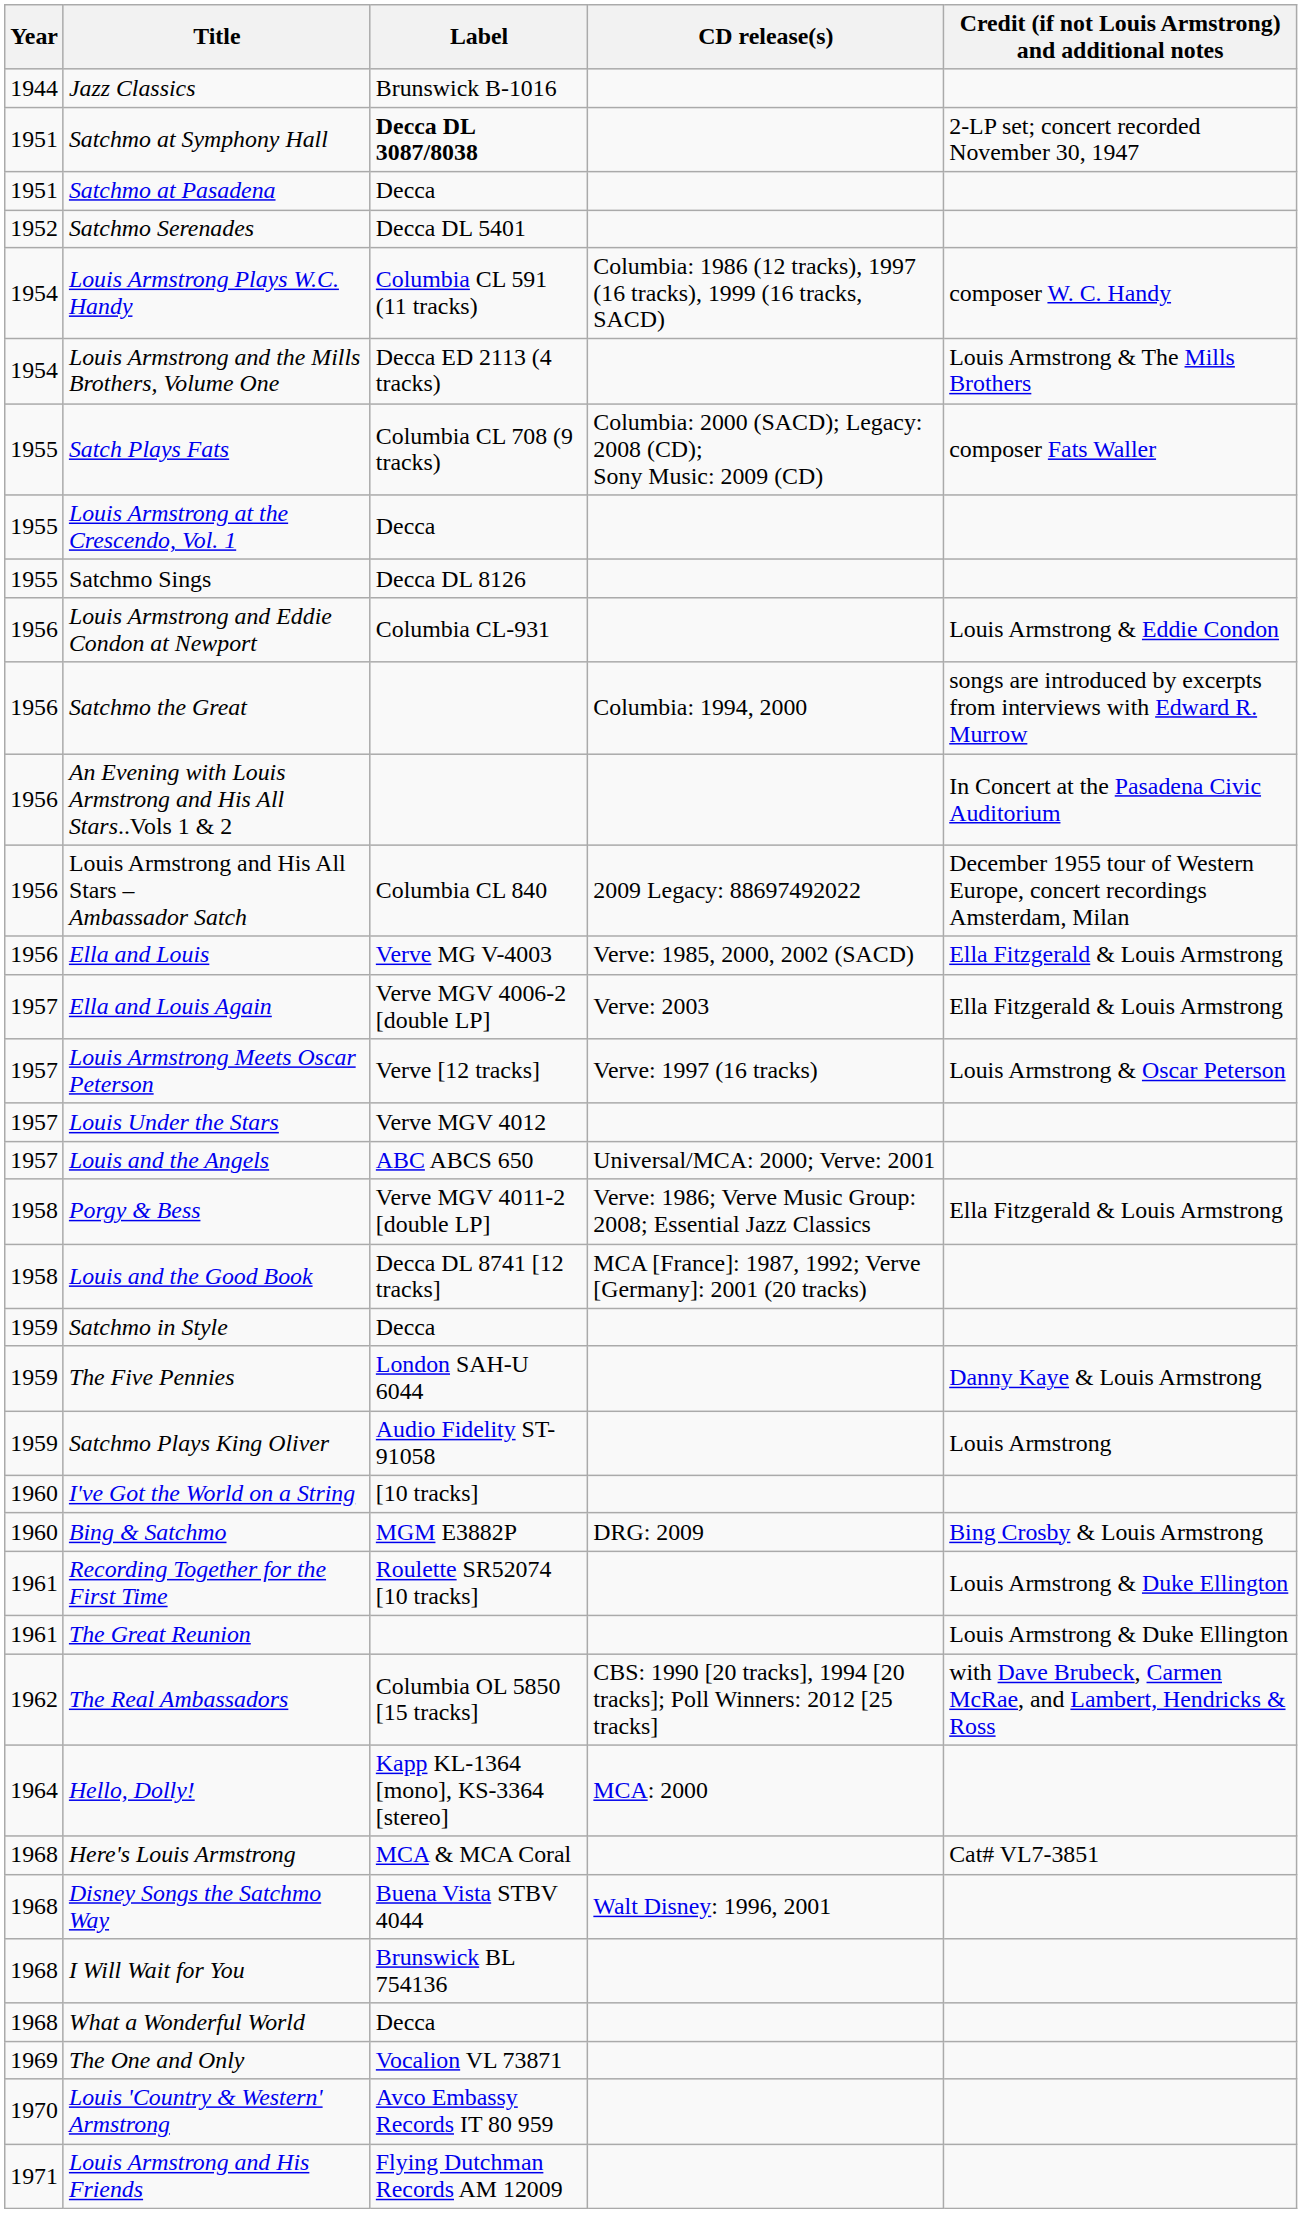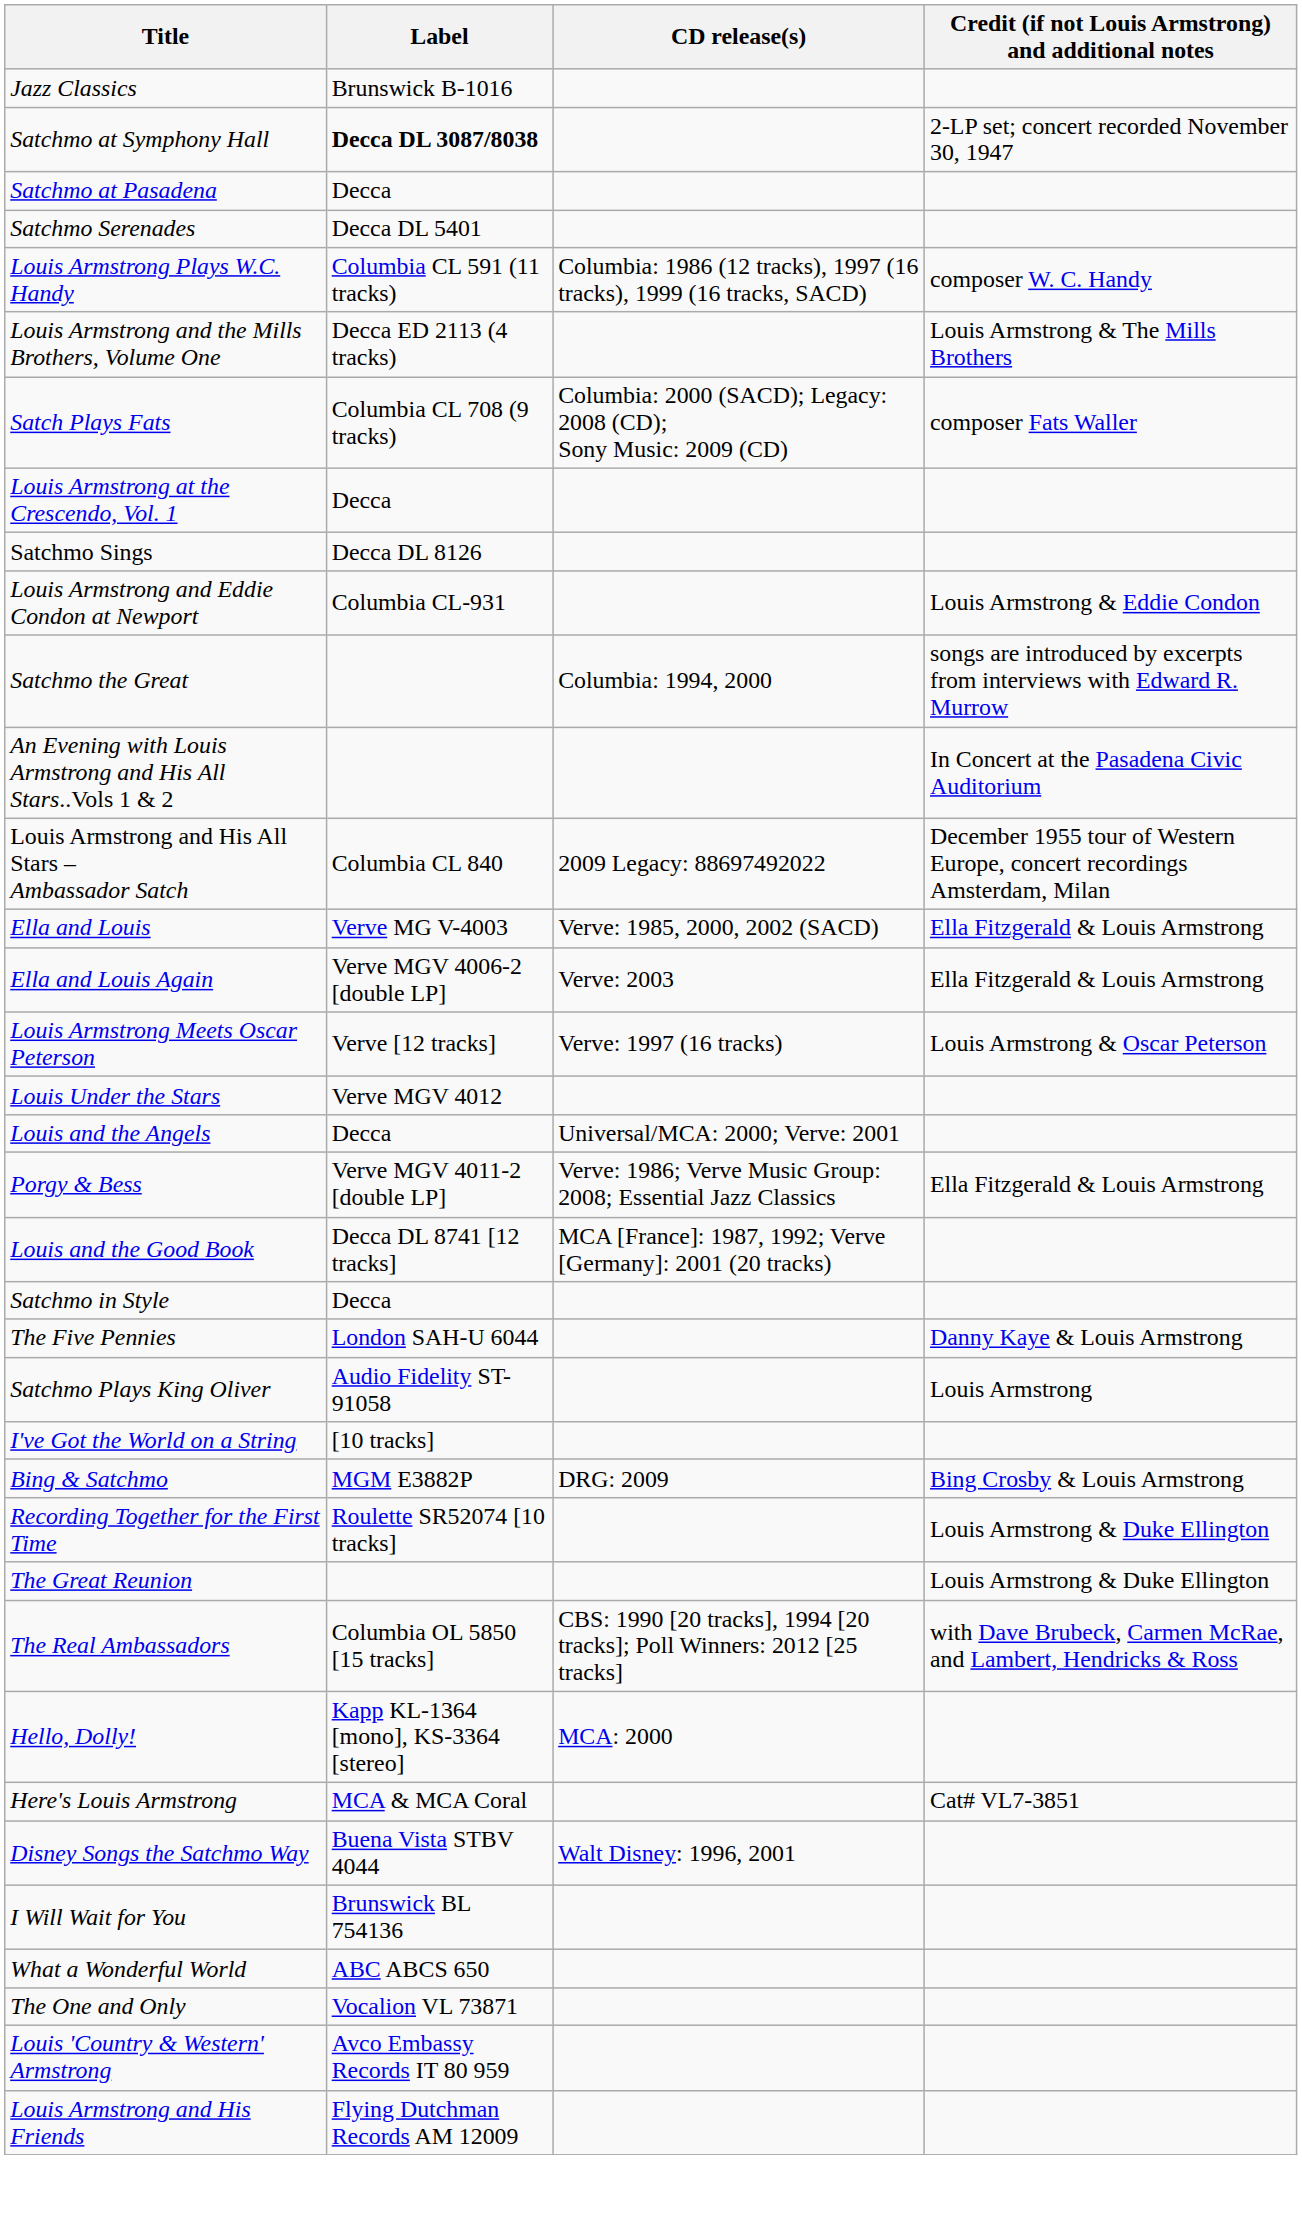- column: (34, 36)
(455, 1159) ABC ABCS 650 -> (361, 1133) Decca
(406, 2022) Decca -> (411, 1968) ABC ABCS 650
